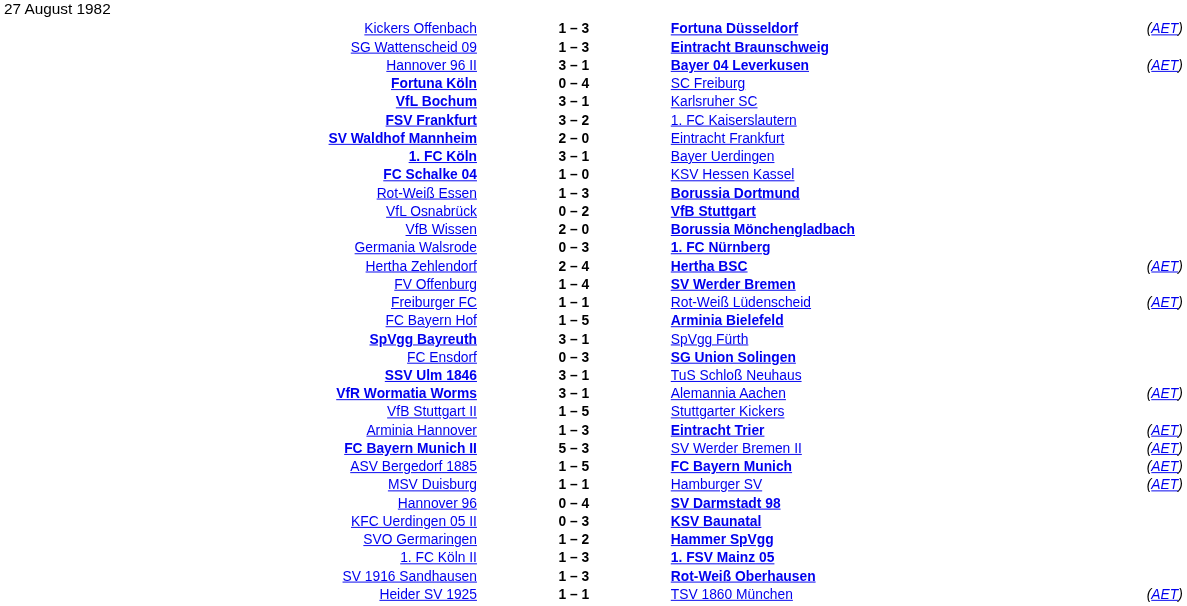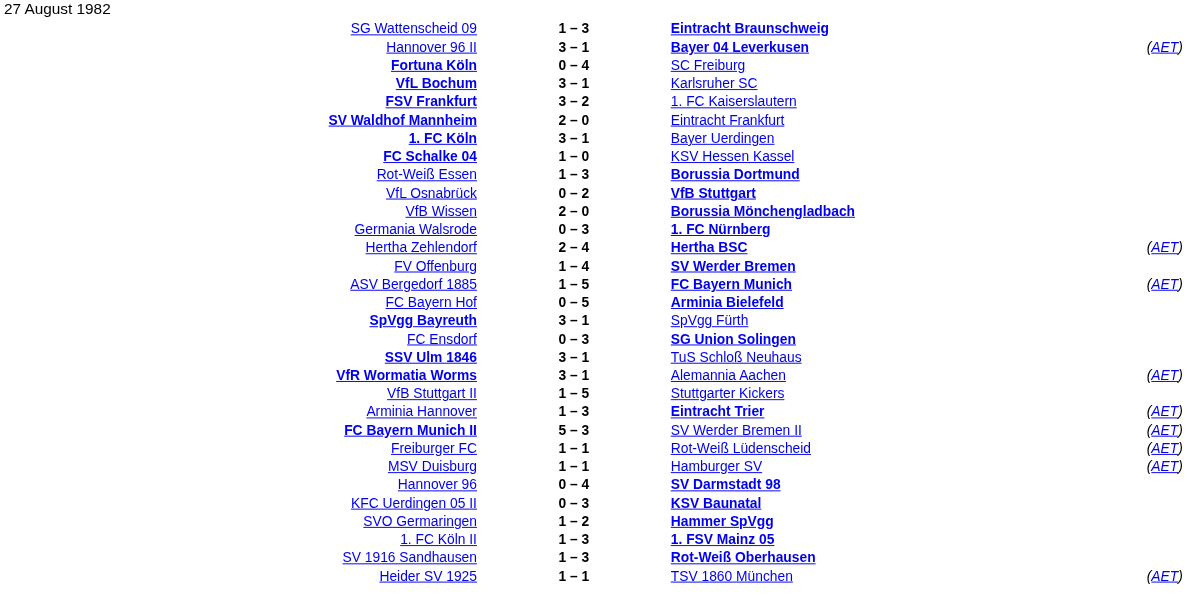- row: (421, 29)
rows swapped: (414, 466) <-> (434, 302)
(574, 320) 1 – 5 -> (574, 302) 0 – 5
